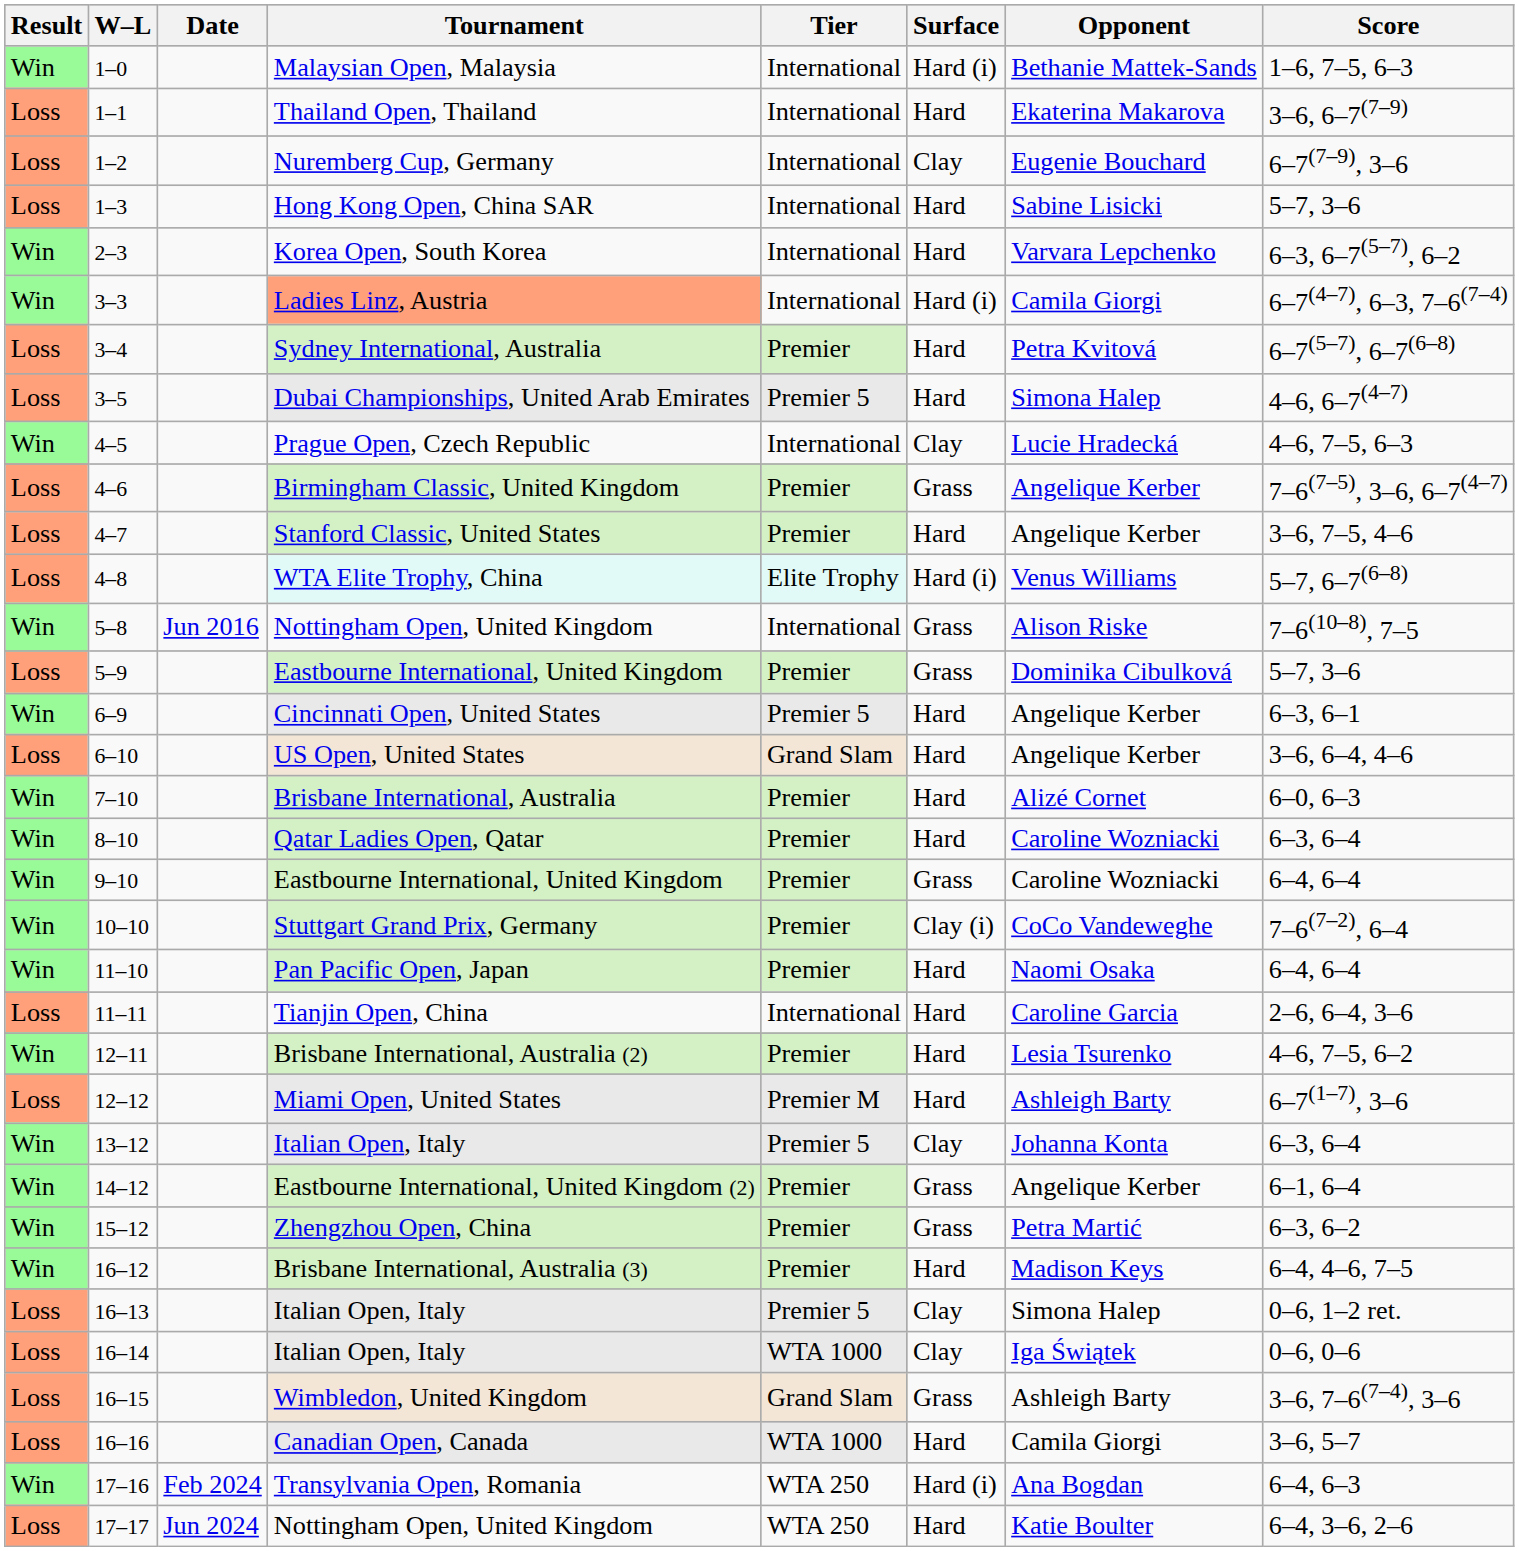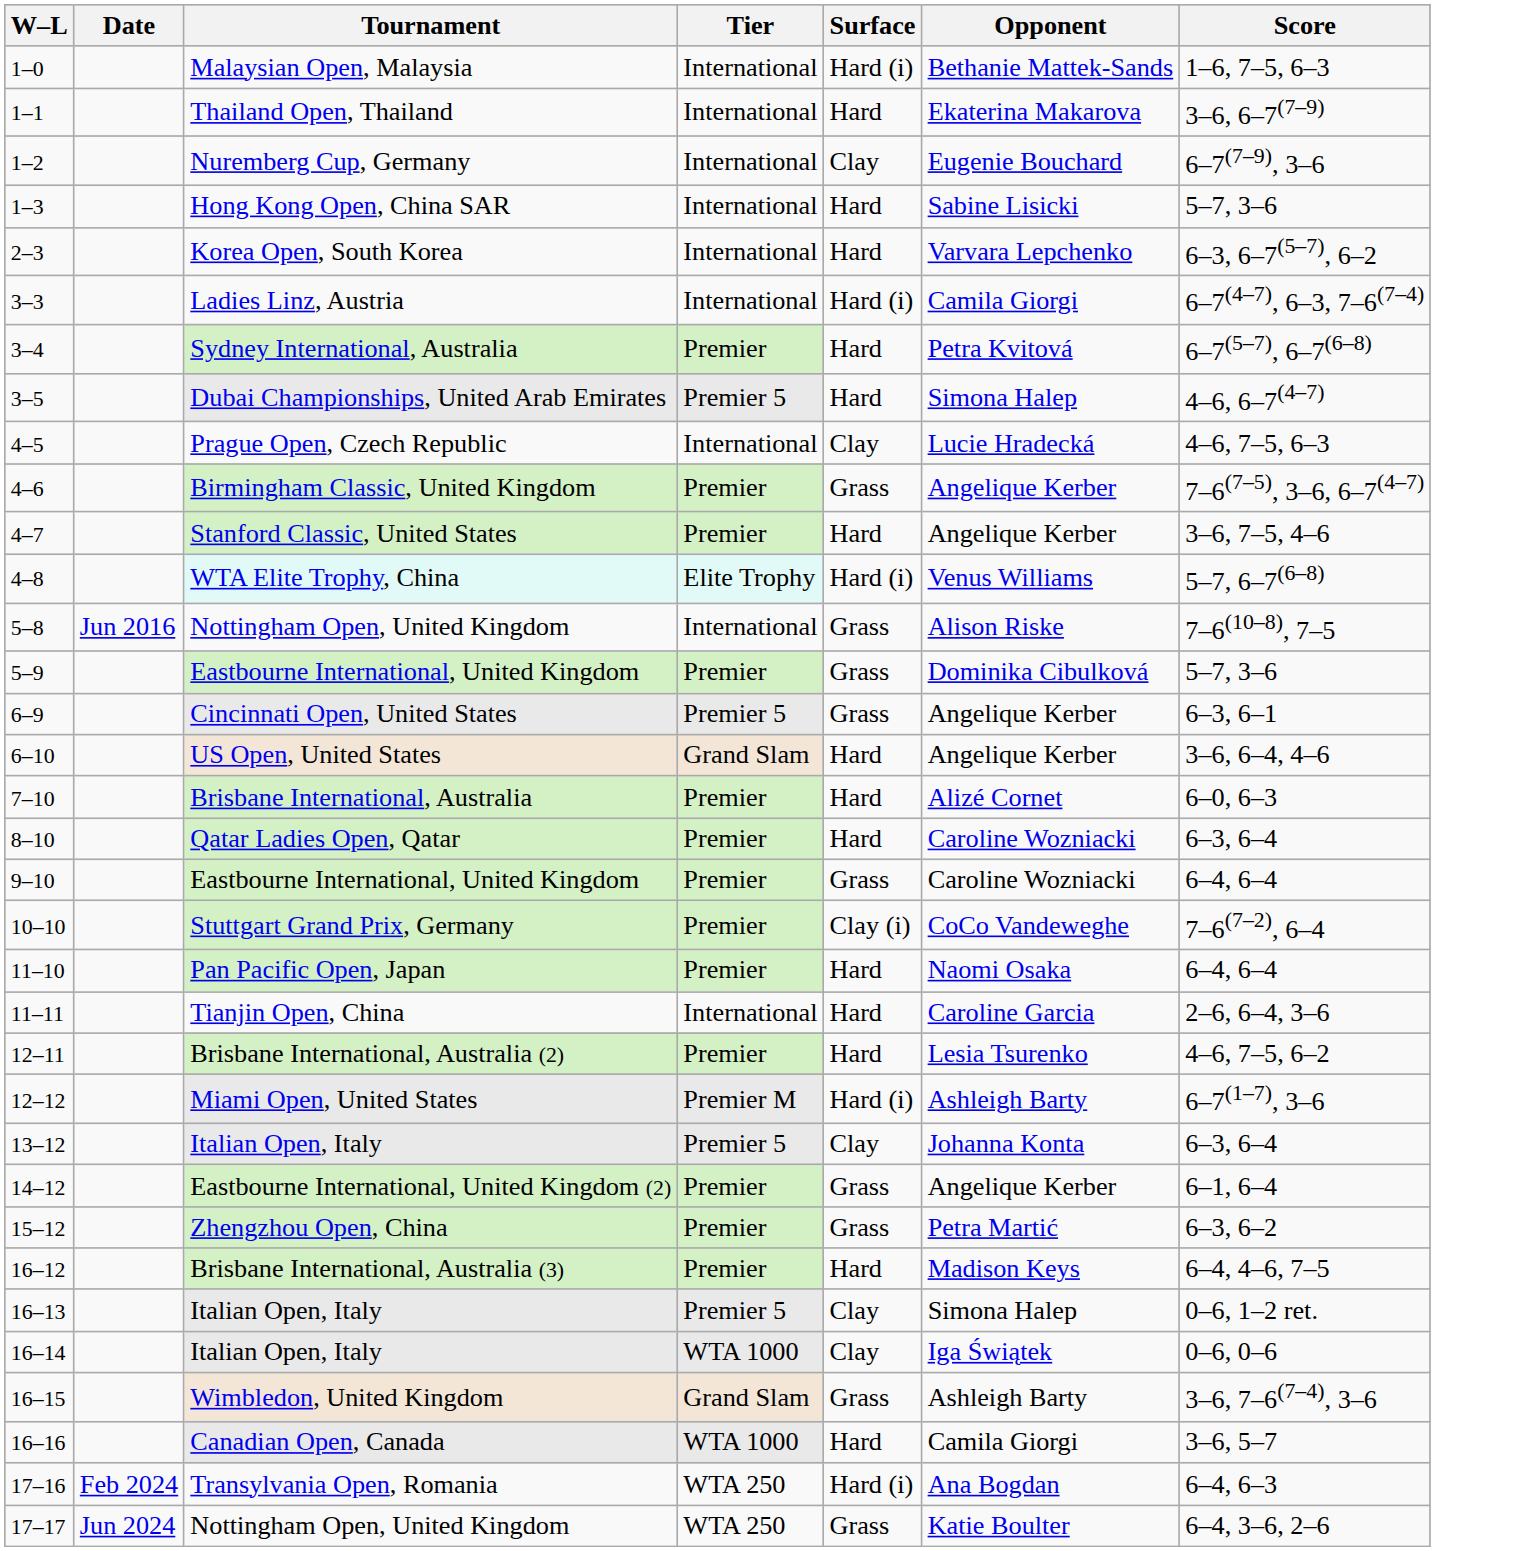- column: (47, 25)
(381, 299) lightsalmon background -> (297, 299) no background
(939, 713) Hard -> (859, 713) Grass
(939, 1098) Hard -> (871, 1098) Hard (i)
(939, 1525) Hard -> (859, 1525) Grass
